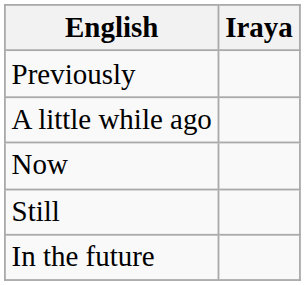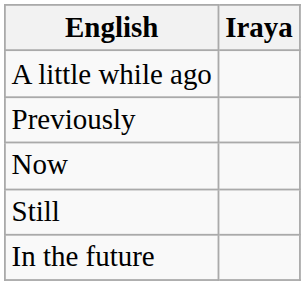rows swapped: (112, 119) <-> (74, 73)
